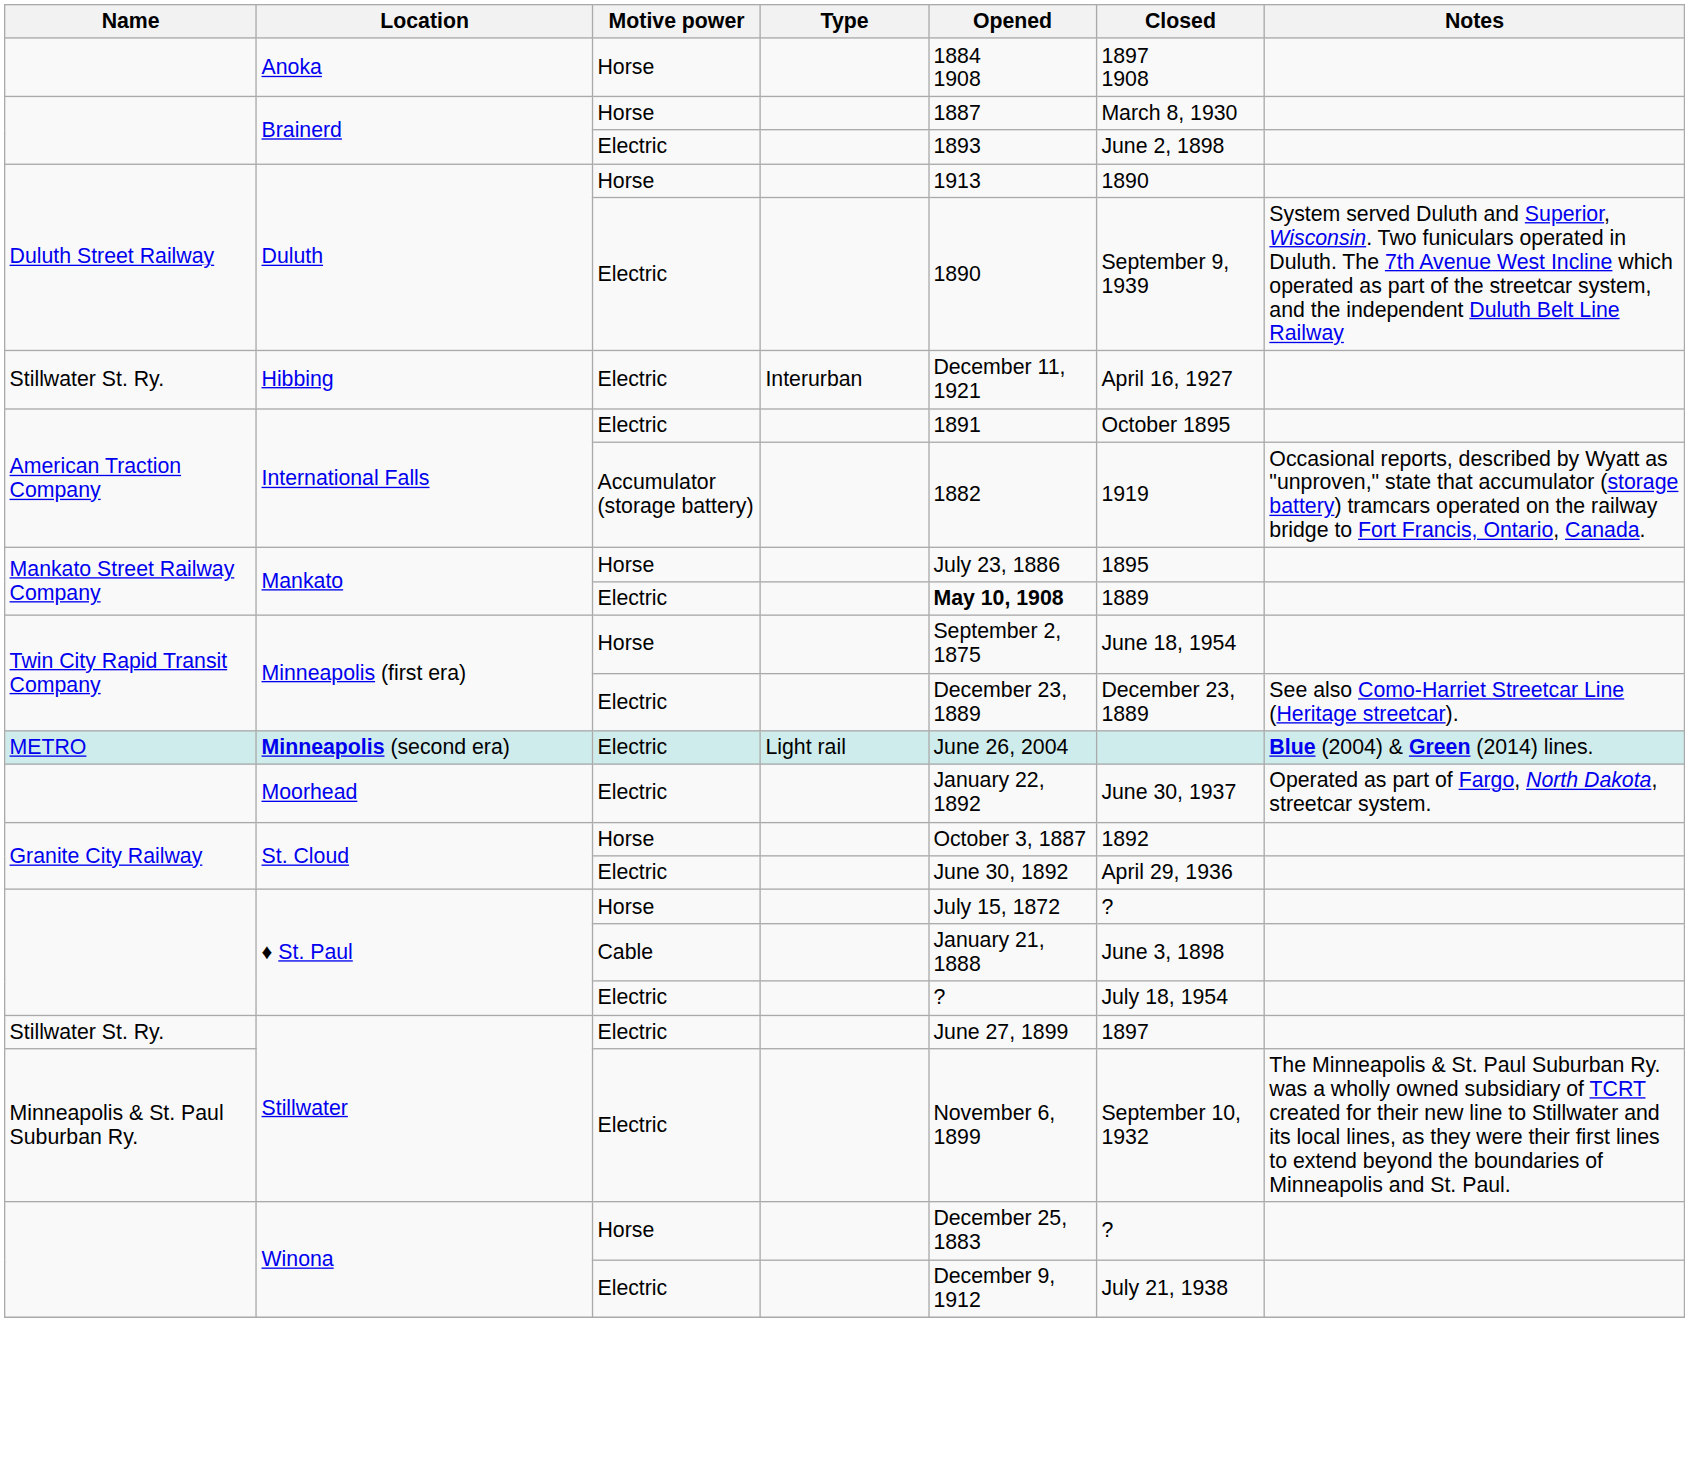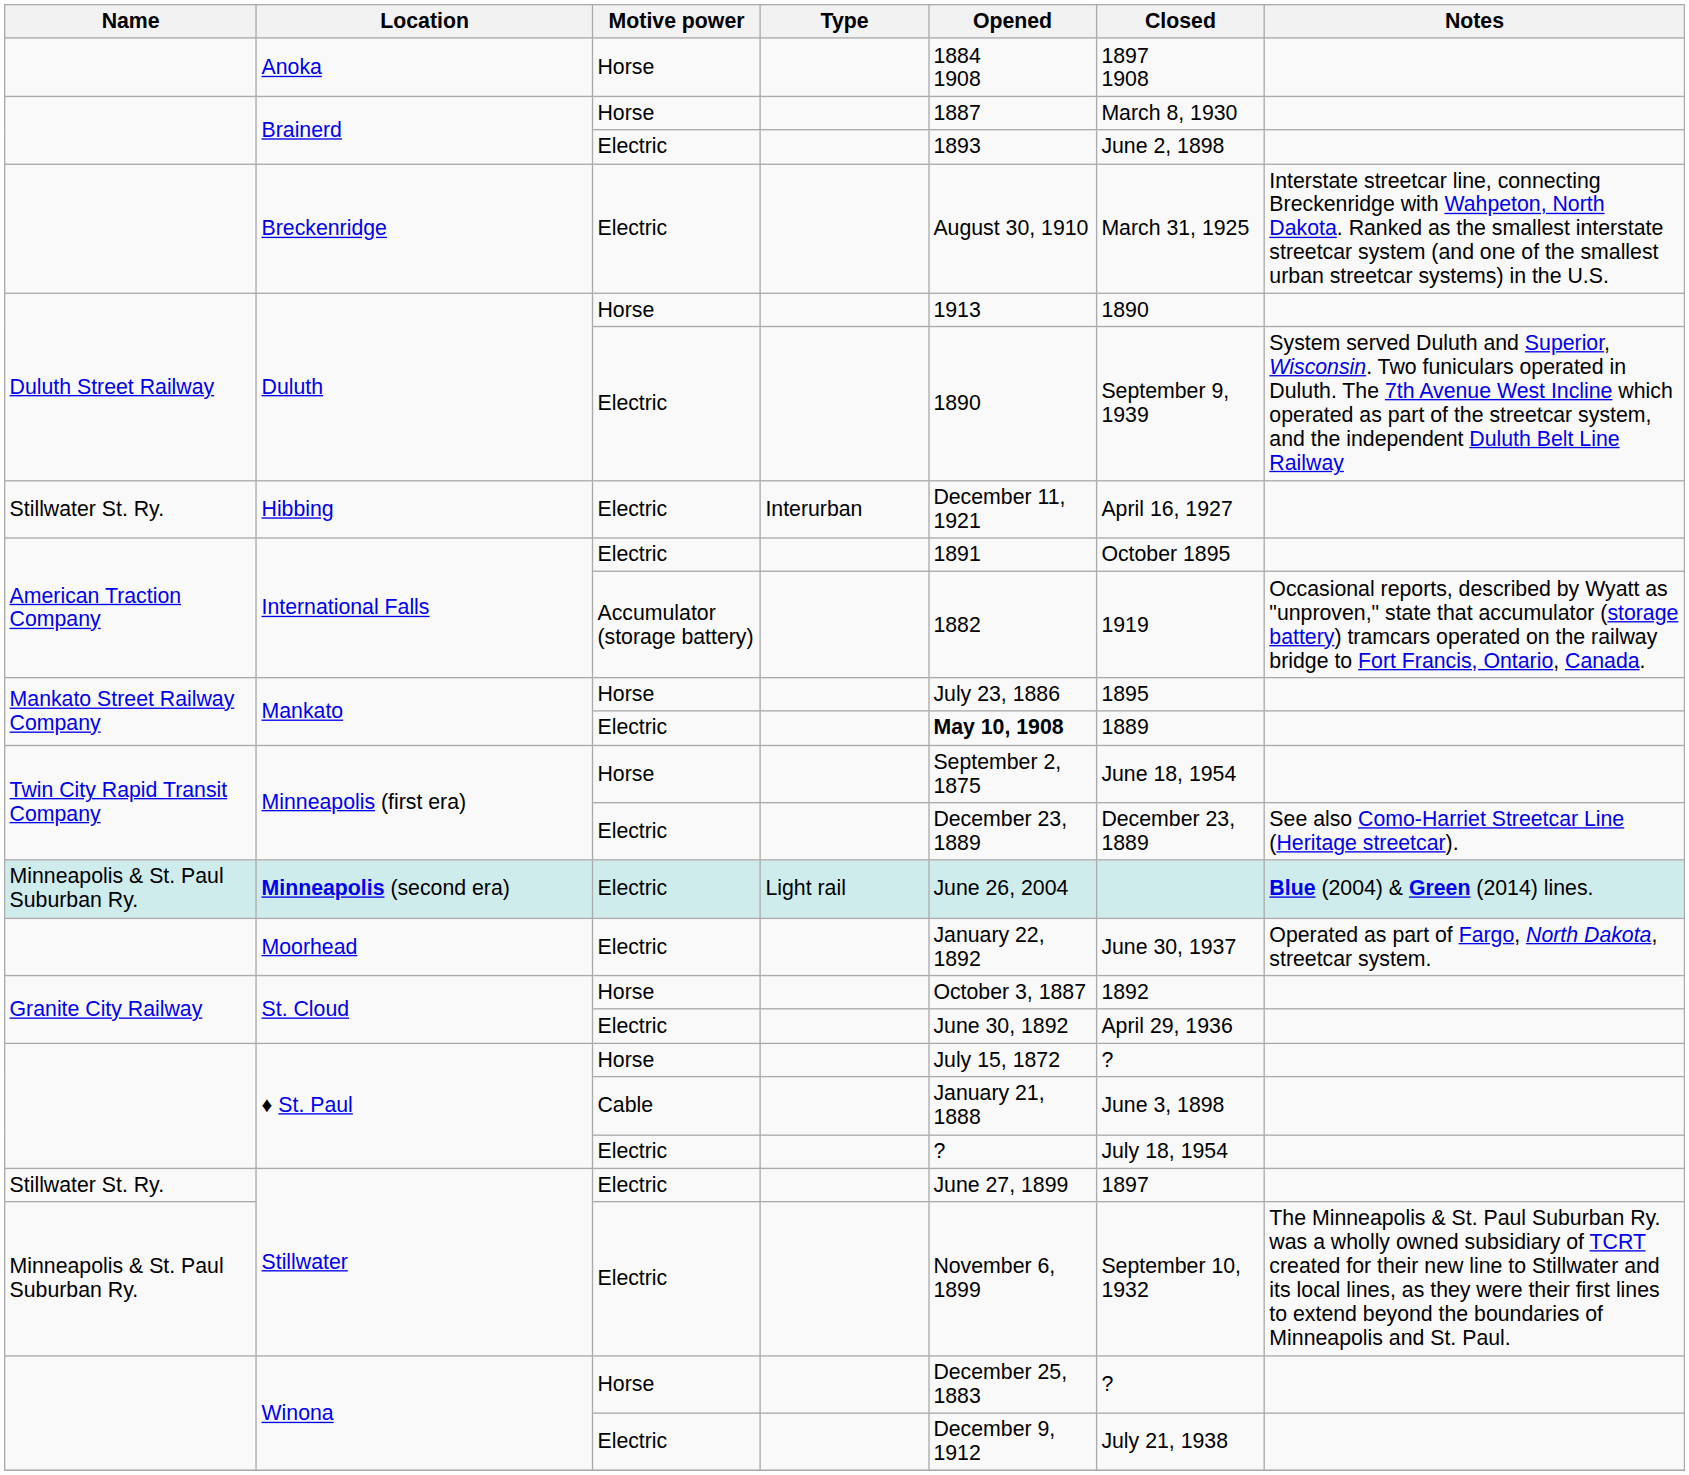+ row: (324, 228)
(48, 747) METRO -> (117, 888) Minneapolis & St. Paul Suburban Ry.
